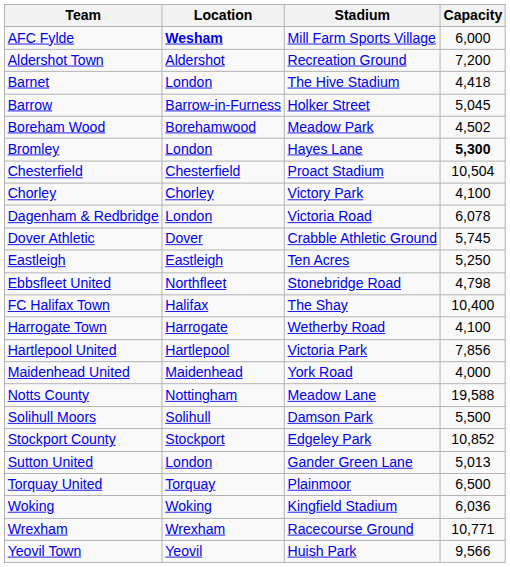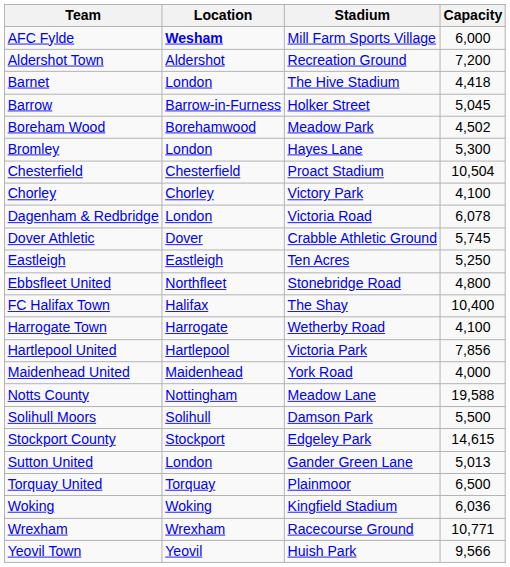(473, 149) bold -> (473, 149) normal
(473, 283) 4,798 -> (473, 283) 4,800
(473, 439) 10,852 -> (473, 439) 14,615
